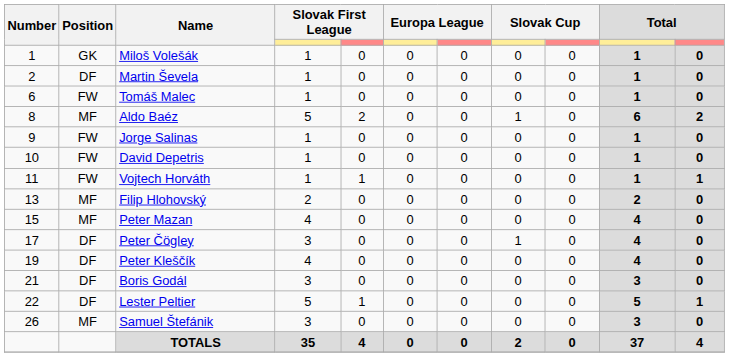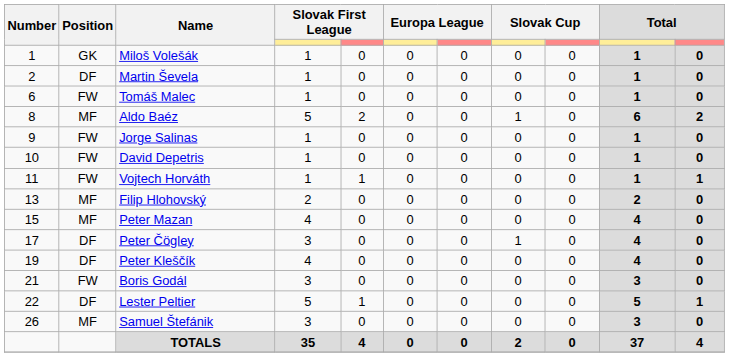(88, 281) DF -> (88, 281) FW
